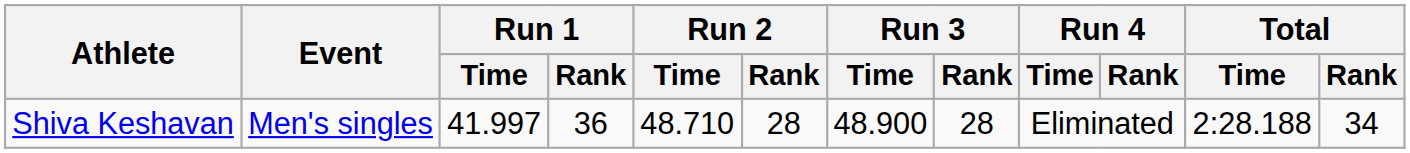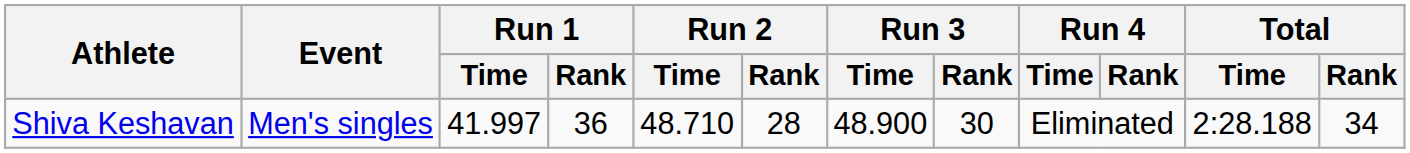(977, 124) 28 -> (977, 124) 30
